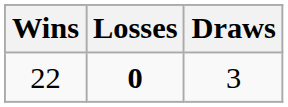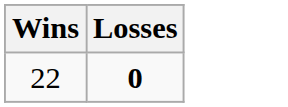- column: (234, 28)
